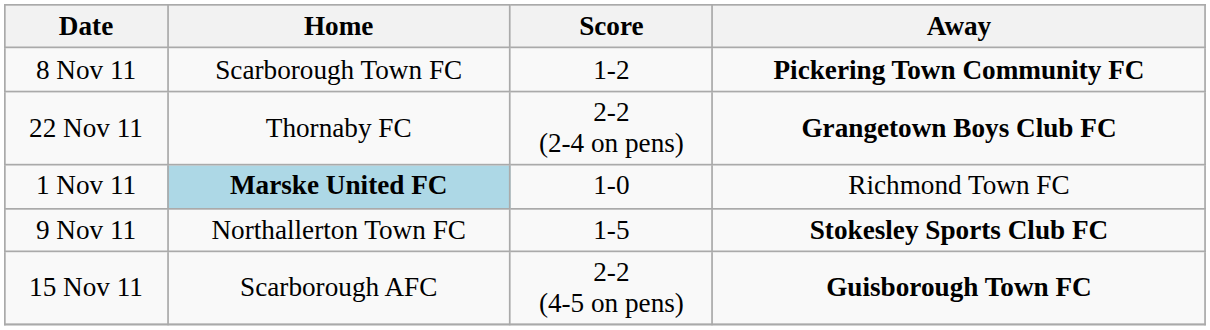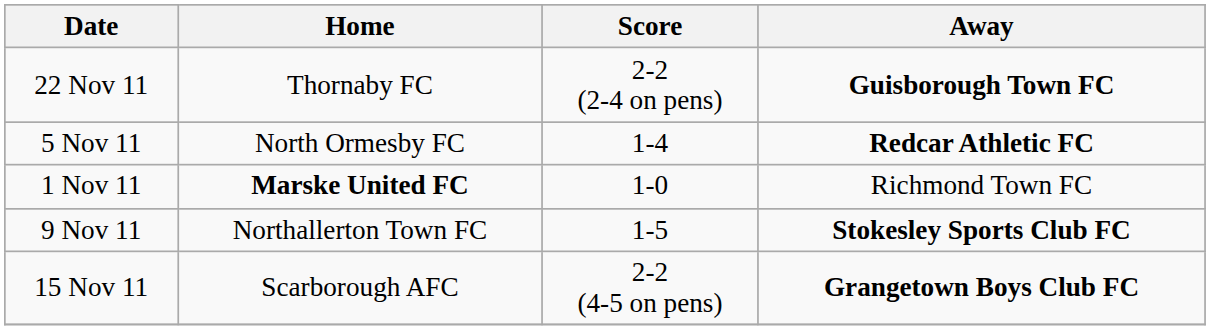- row: (86, 69)
(959, 127) Grangetown Boys Club FC -> (982, 84) Guisborough Town FC
+ row: (91, 142)
(339, 186) lightblue background -> (360, 186) no background
(959, 287) Guisborough Town FC -> (981, 287) Grangetown Boys Club FC
